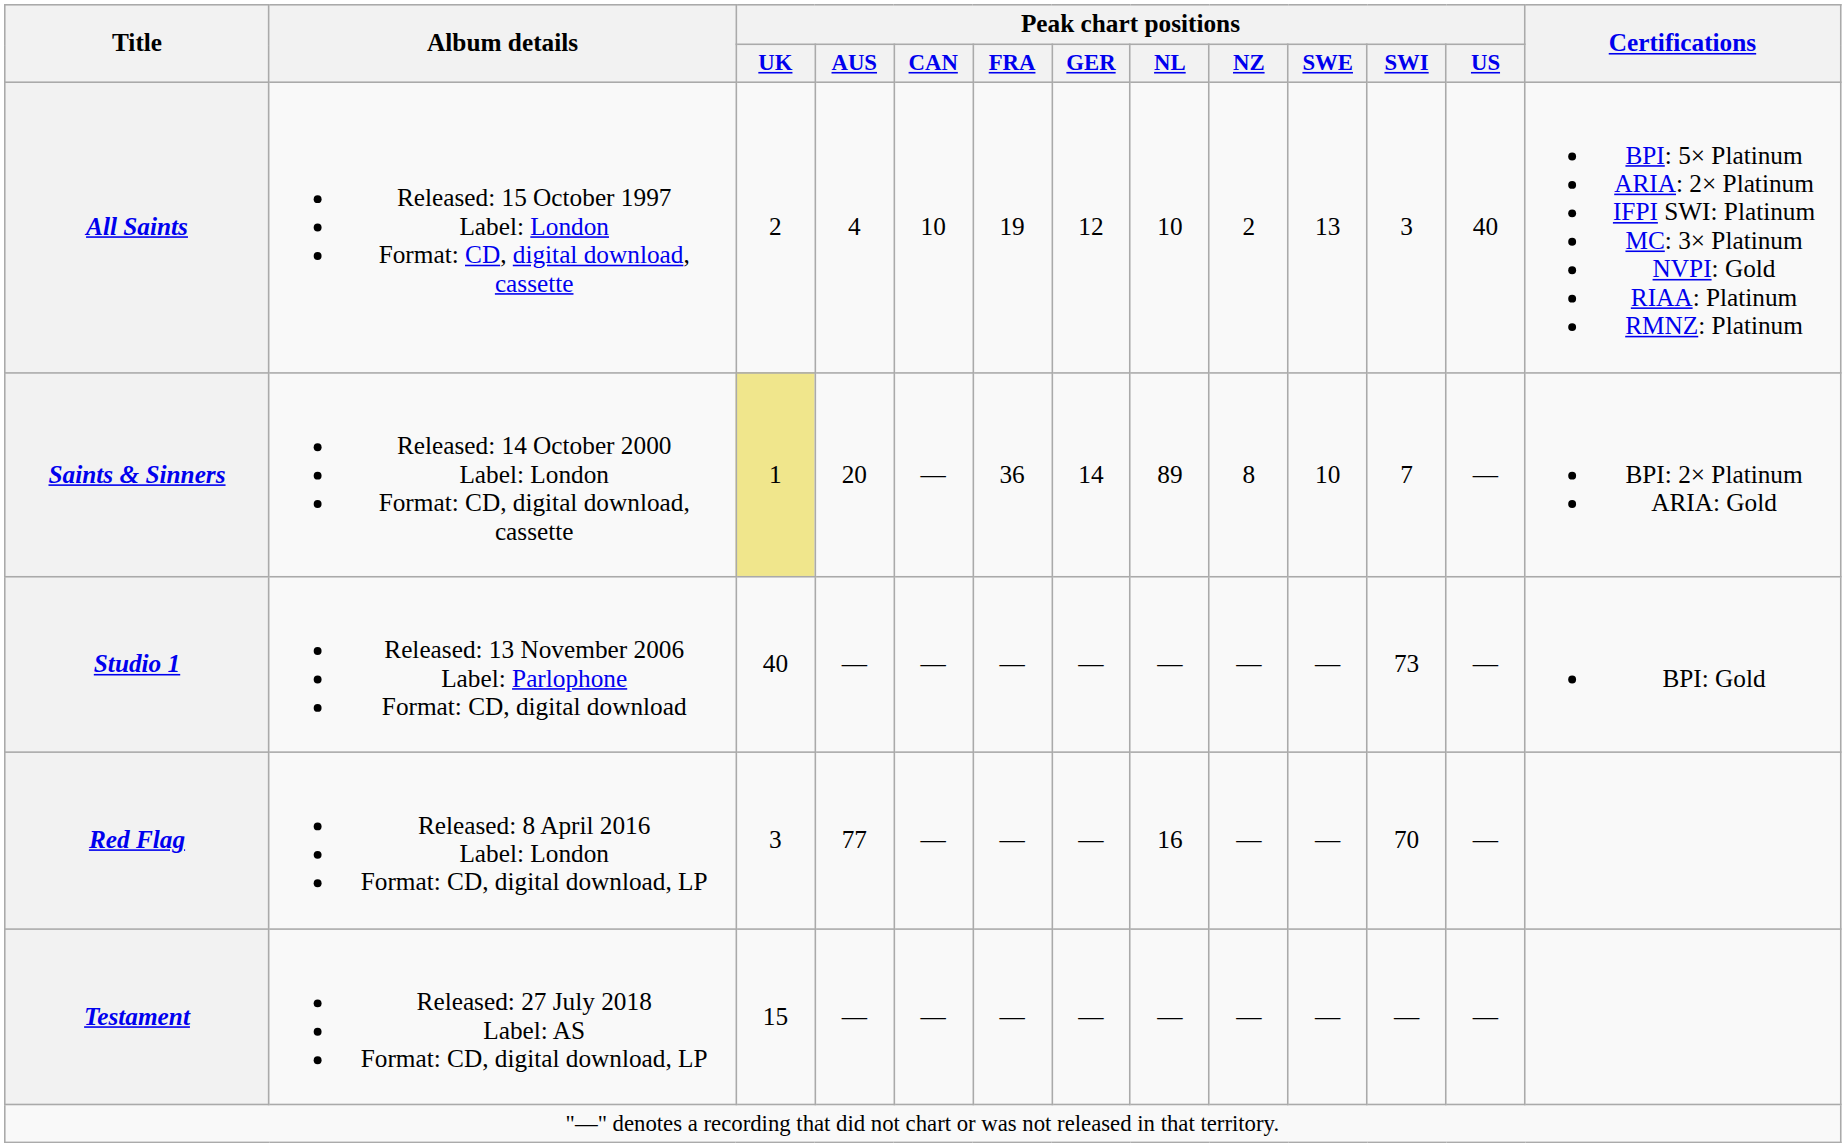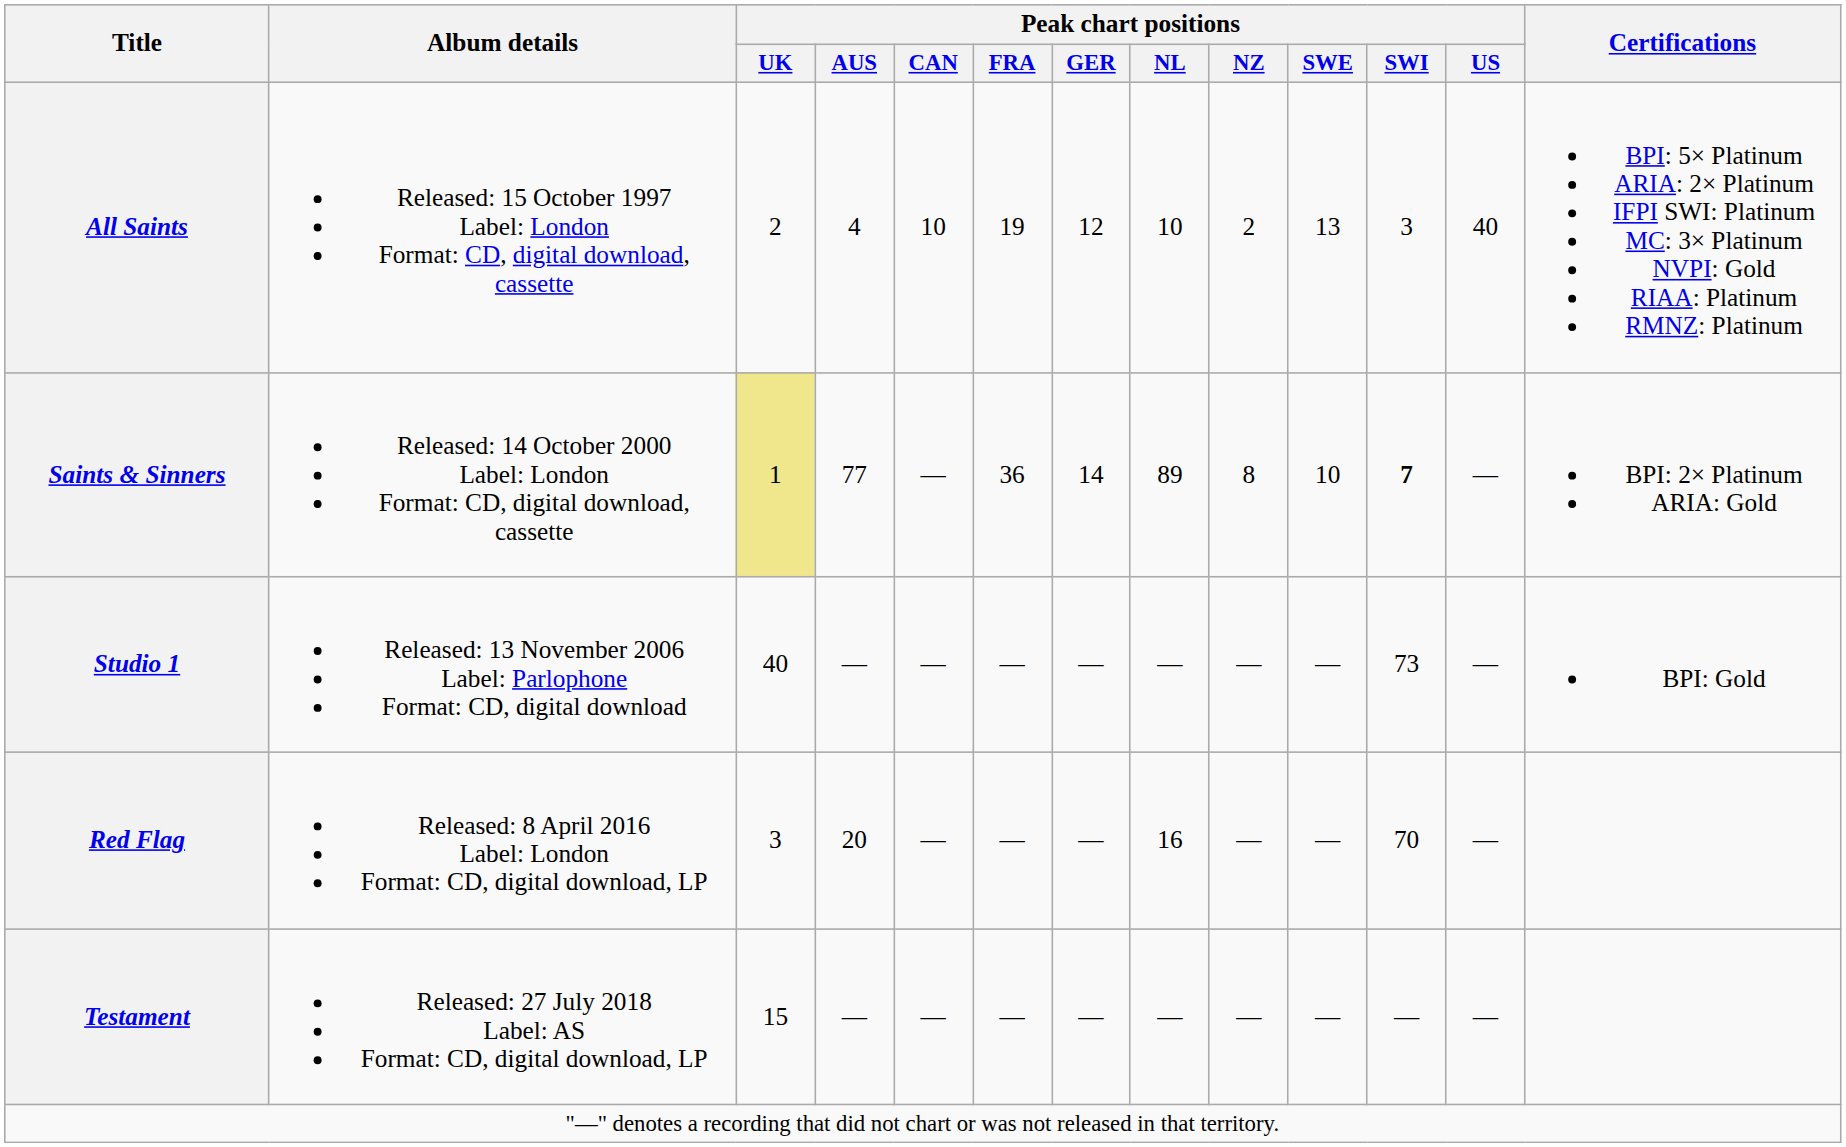(854, 474) 20 -> (854, 474) 77
(1407, 474) normal -> (1407, 474) bold
(854, 840) 77 -> (854, 840) 20
